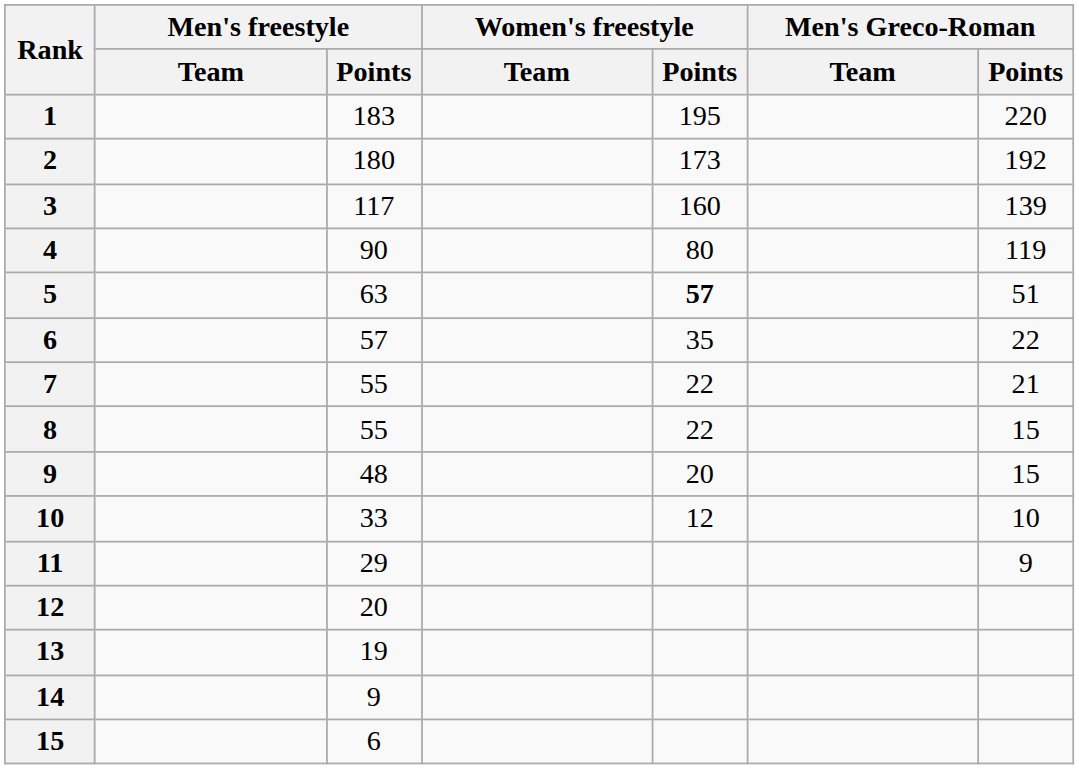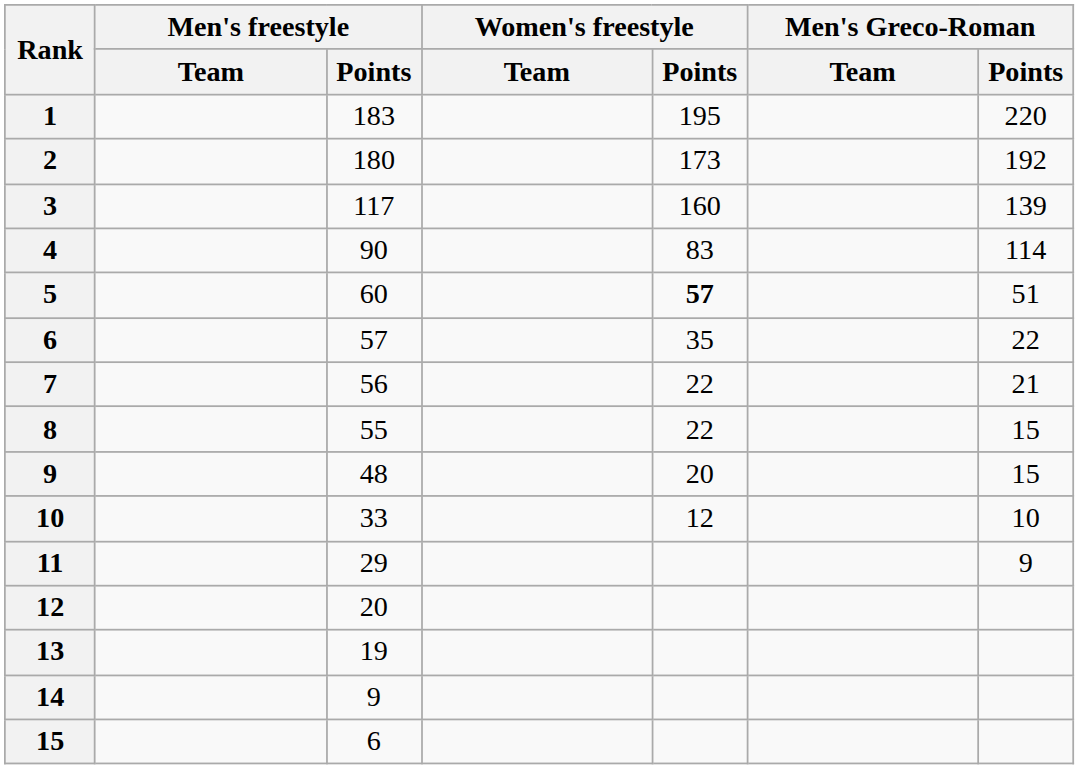(700, 250) 80 -> (700, 250) 83
(1026, 250) 119 -> (1026, 250) 114
(374, 294) 63 -> (374, 294) 60
(374, 384) 55 -> (374, 384) 56
